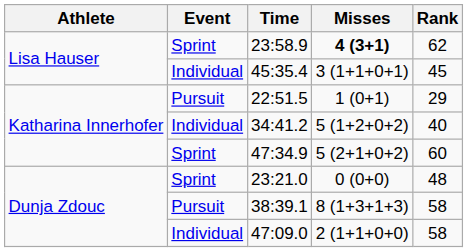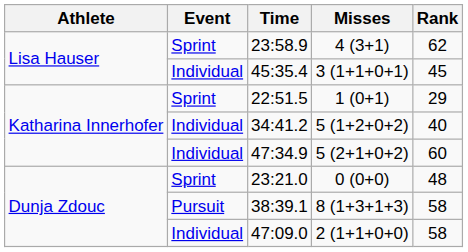(362, 45) bold -> (362, 45) normal
(198, 99) Pursuit -> (194, 99) Sprint
(194, 153) Sprint -> (207, 153) Individual
